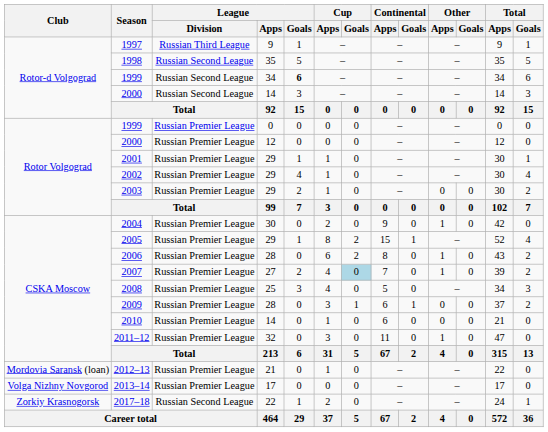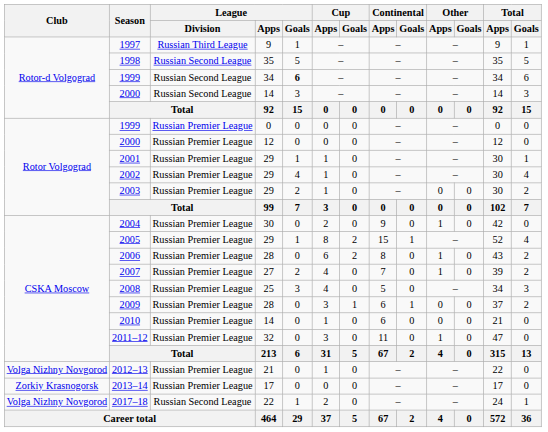(356, 272) lightblue background -> (355, 272) no background
(58, 369) Mordovia Saransk (loan) -> (57, 369) Volga Nizhny Novgorod
(58, 386) Volga Nizhny Novgorod -> (57, 386) Zorkiy Krasnogorsk
(58, 402) Zorkiy Krasnogorsk -> (57, 402) Volga Nizhny Novgorod
